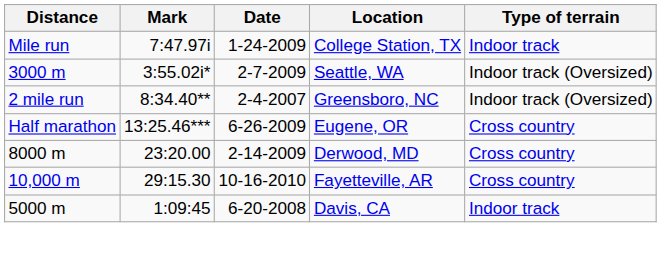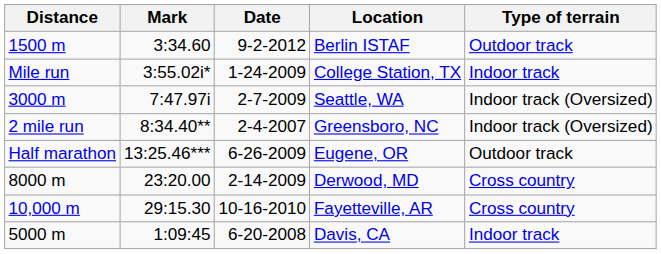+ row: (362, 45)
(180, 45) 7:47.97i -> (177, 72) 3:55.02i*
(177, 72) 3:55.02i* -> (180, 99) 7:47.97i
(522, 126) Cross country -> (521, 153) Outdoor track
